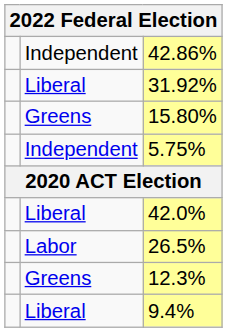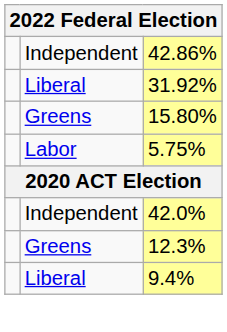(81, 149) Independent -> (51, 149) Labor
(55, 213) Liberal -> (81, 213) Independent
- row: (177, 246)
